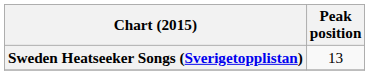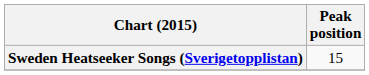(336, 57) 13 -> (336, 57) 15
